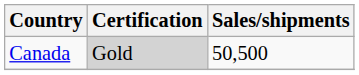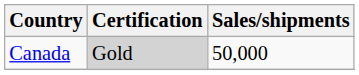(240, 52) 50,500 -> (240, 52) 50,000
